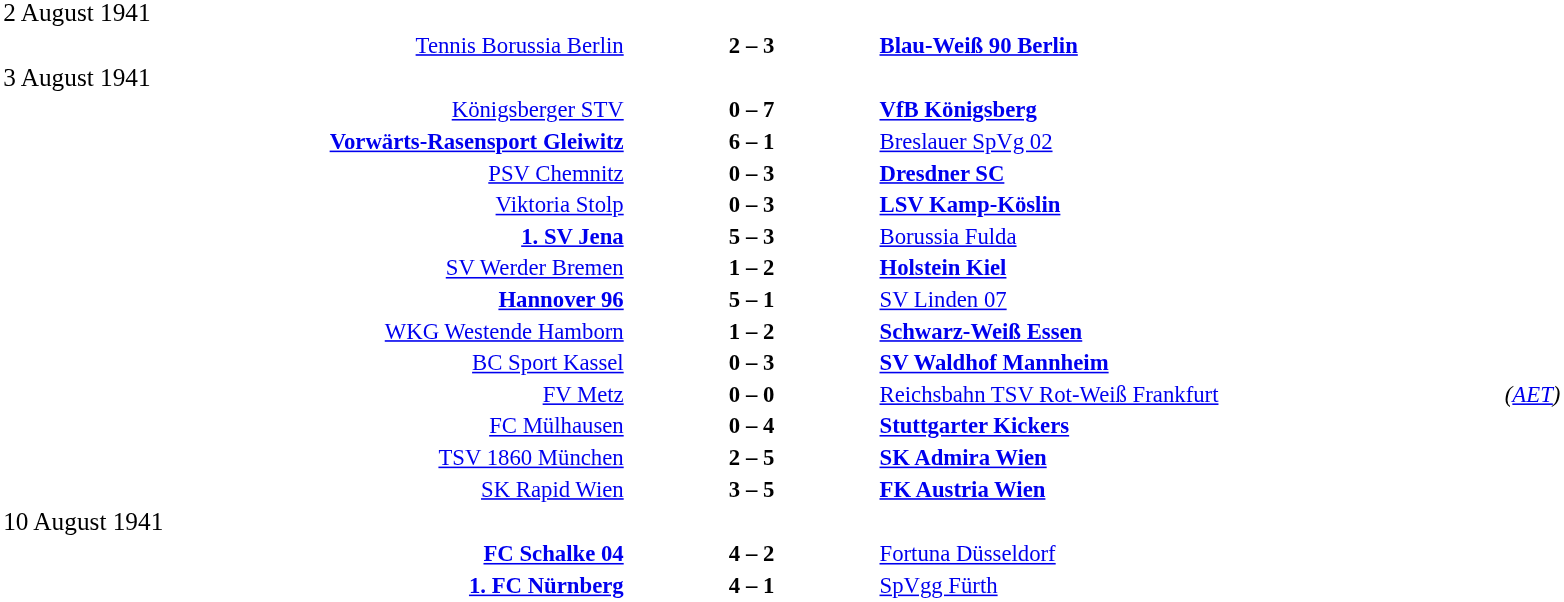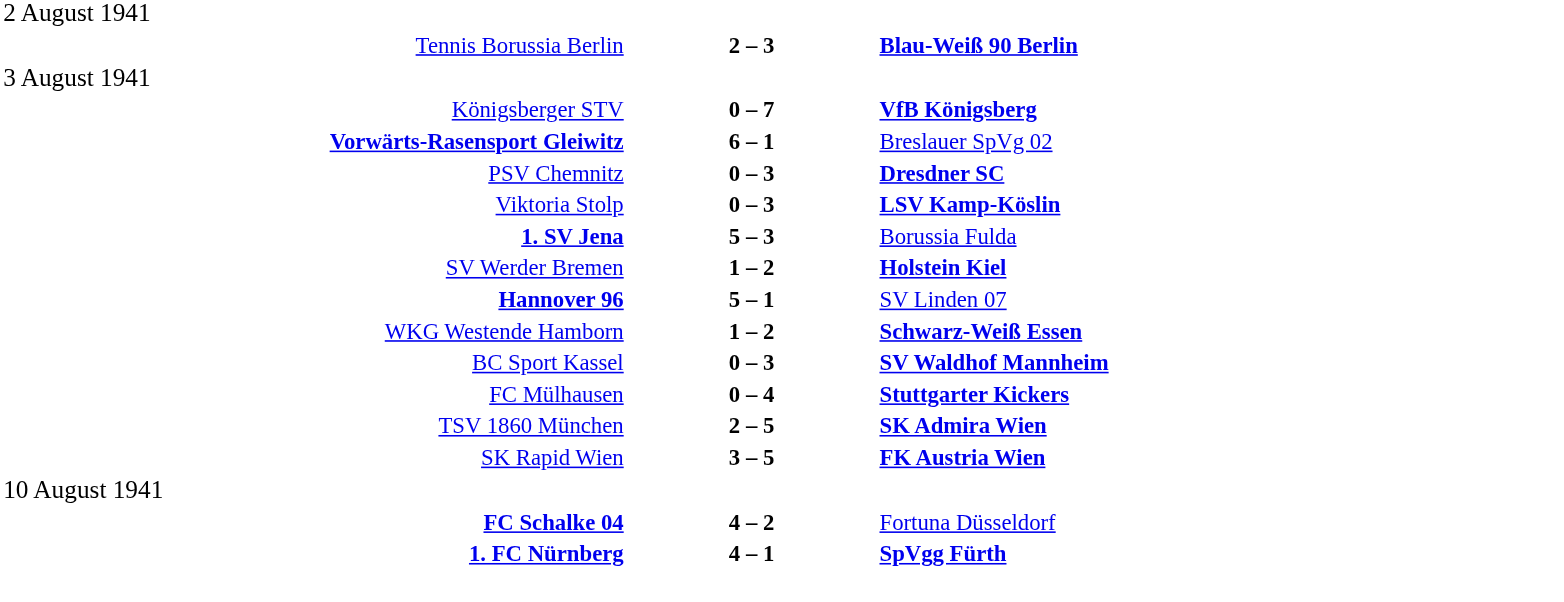- row: (583, 394)
(939, 585) normal -> (943, 553) bold
